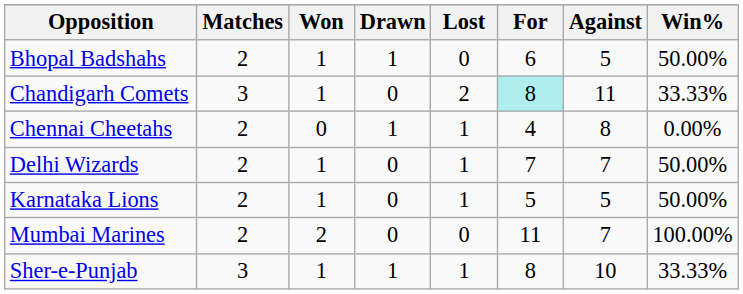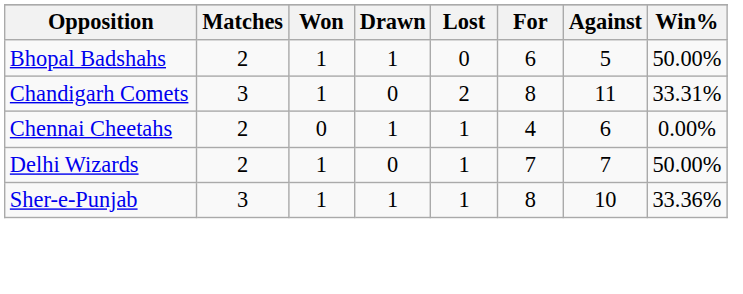(530, 93) paleturquoise background -> (530, 93) no background
(693, 93) 33.33% -> (687, 93) 33.31%
(605, 128) 8 -> (605, 128) 6
- row: (84, 199)
- row: (87, 235)
(693, 270) 33.33% -> (687, 199) 33.36%
